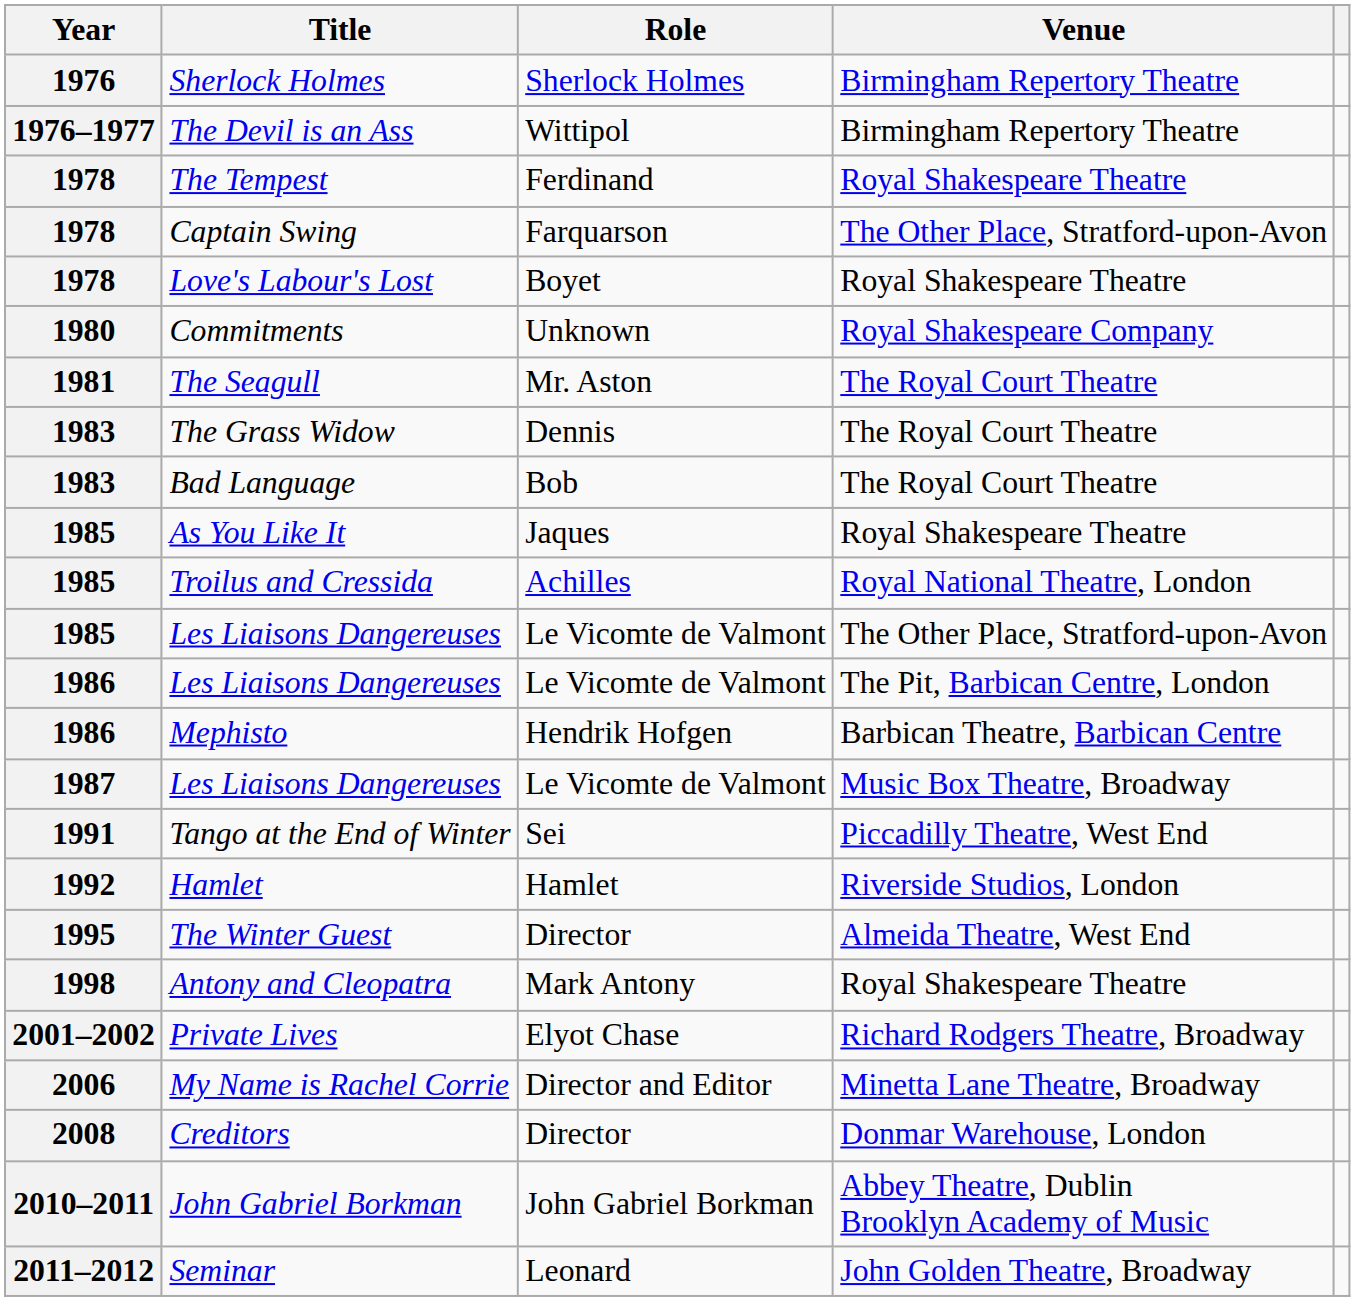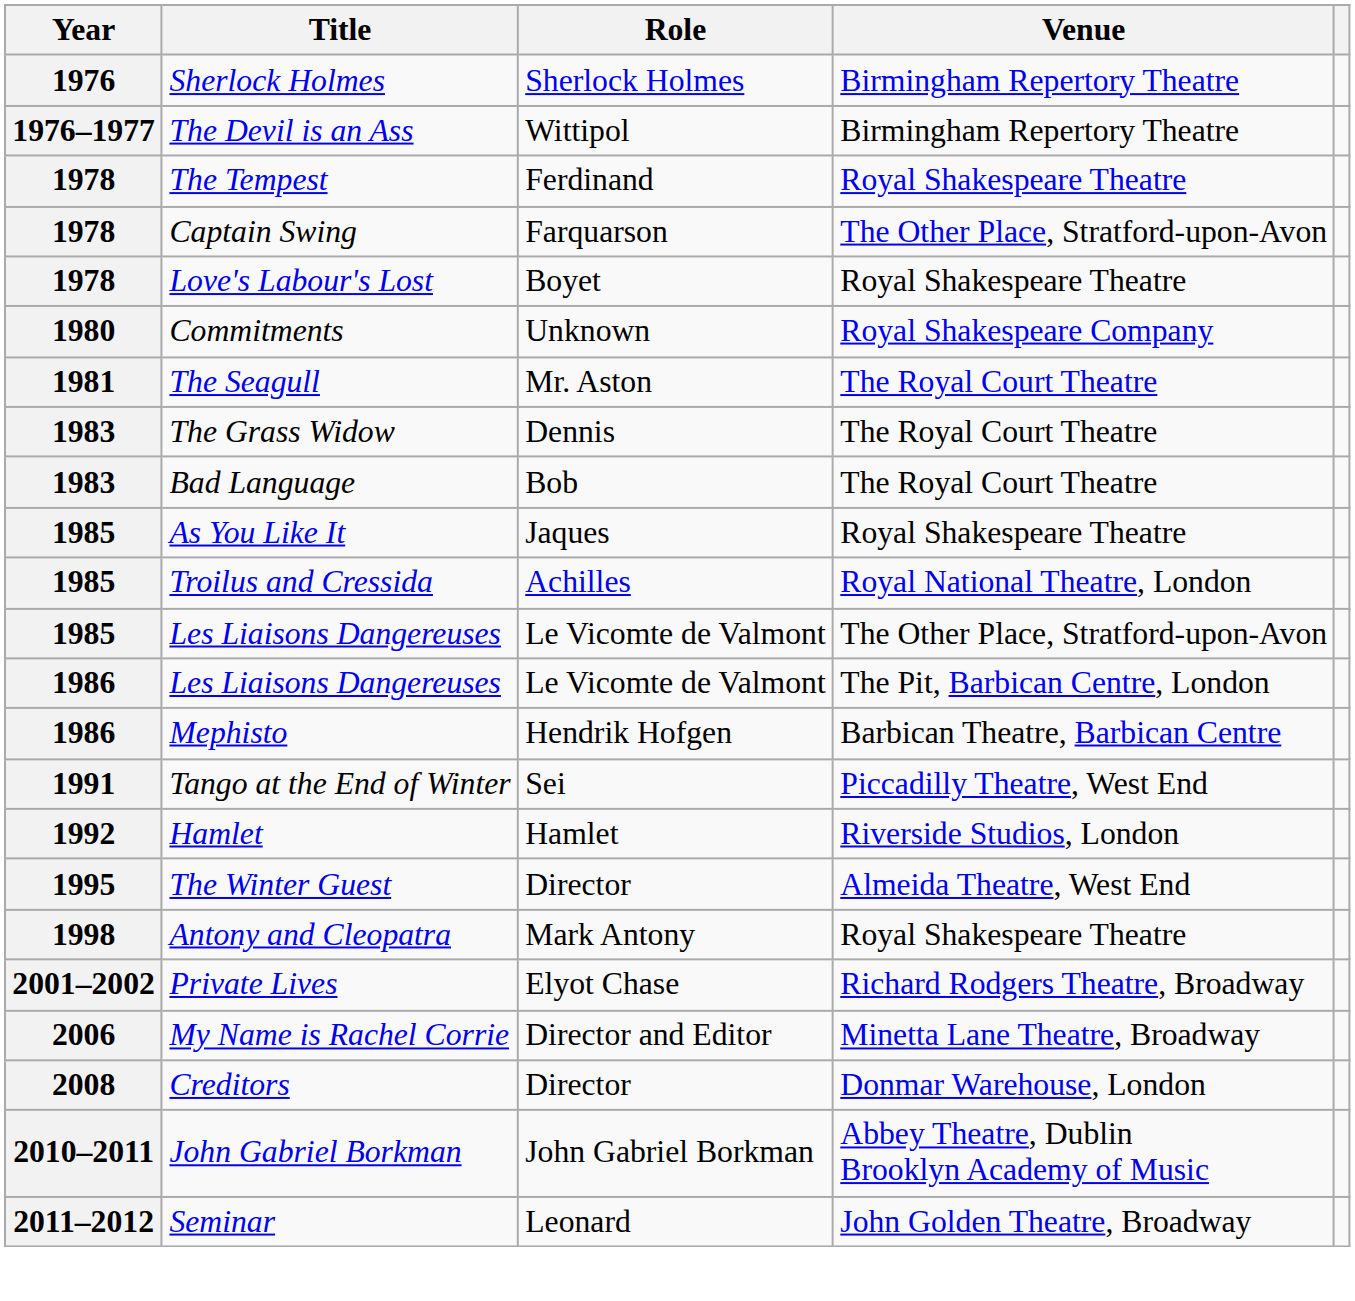- row: (84, 783)
